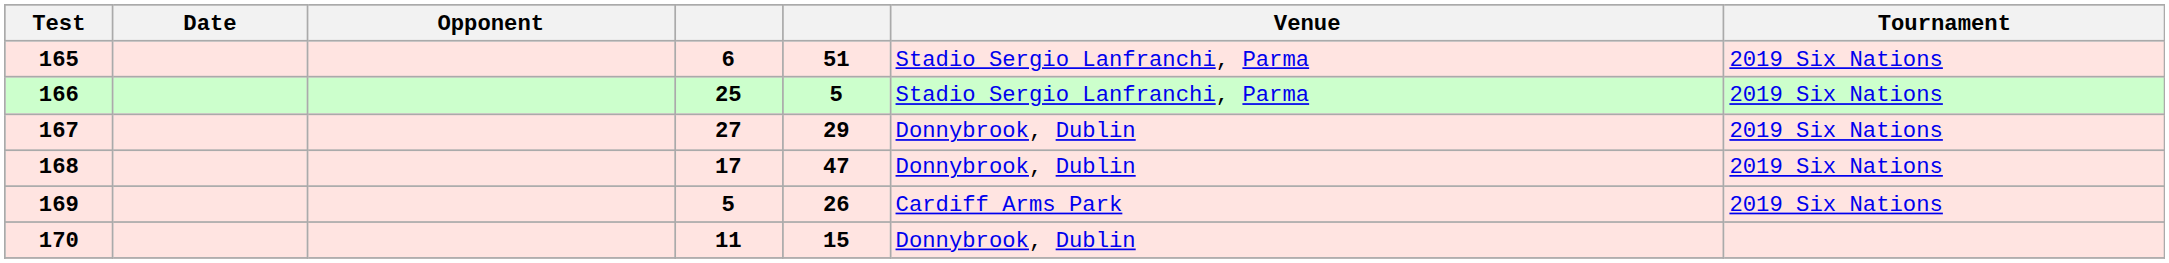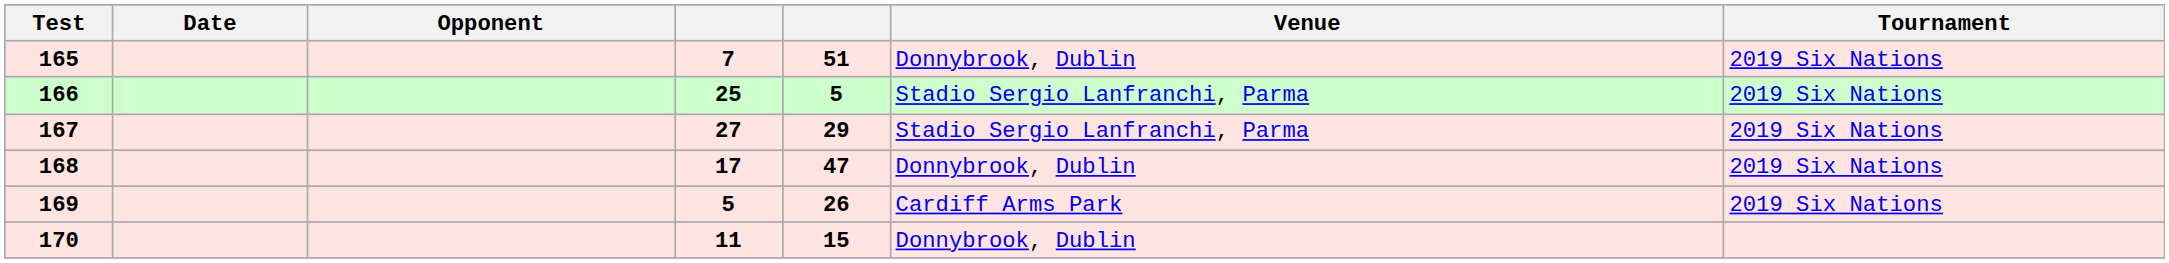(728, 59) 6 -> (728, 59) 7
(1102, 59) Stadio Sergio Lanfranchi, Parma -> (1016, 59) Donnybrook, Dublin
(1016, 132) Donnybrook, Dublin -> (1102, 132) Stadio Sergio Lanfranchi, Parma
